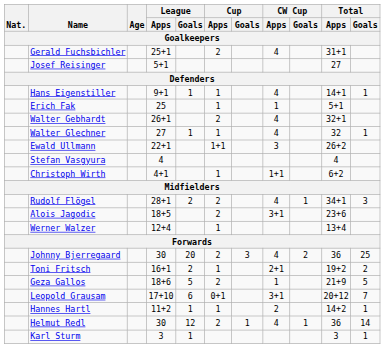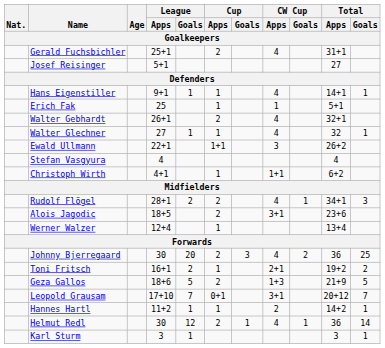(276, 282) 1 -> (276, 282) 1+3
(190, 296) 6 -> (190, 296) 7
